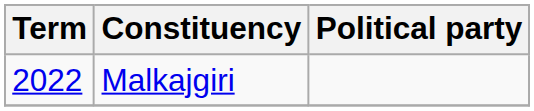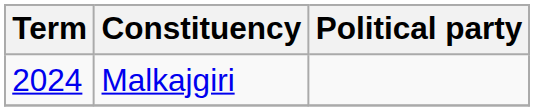(47, 79) 2022 -> (47, 79) 2024
